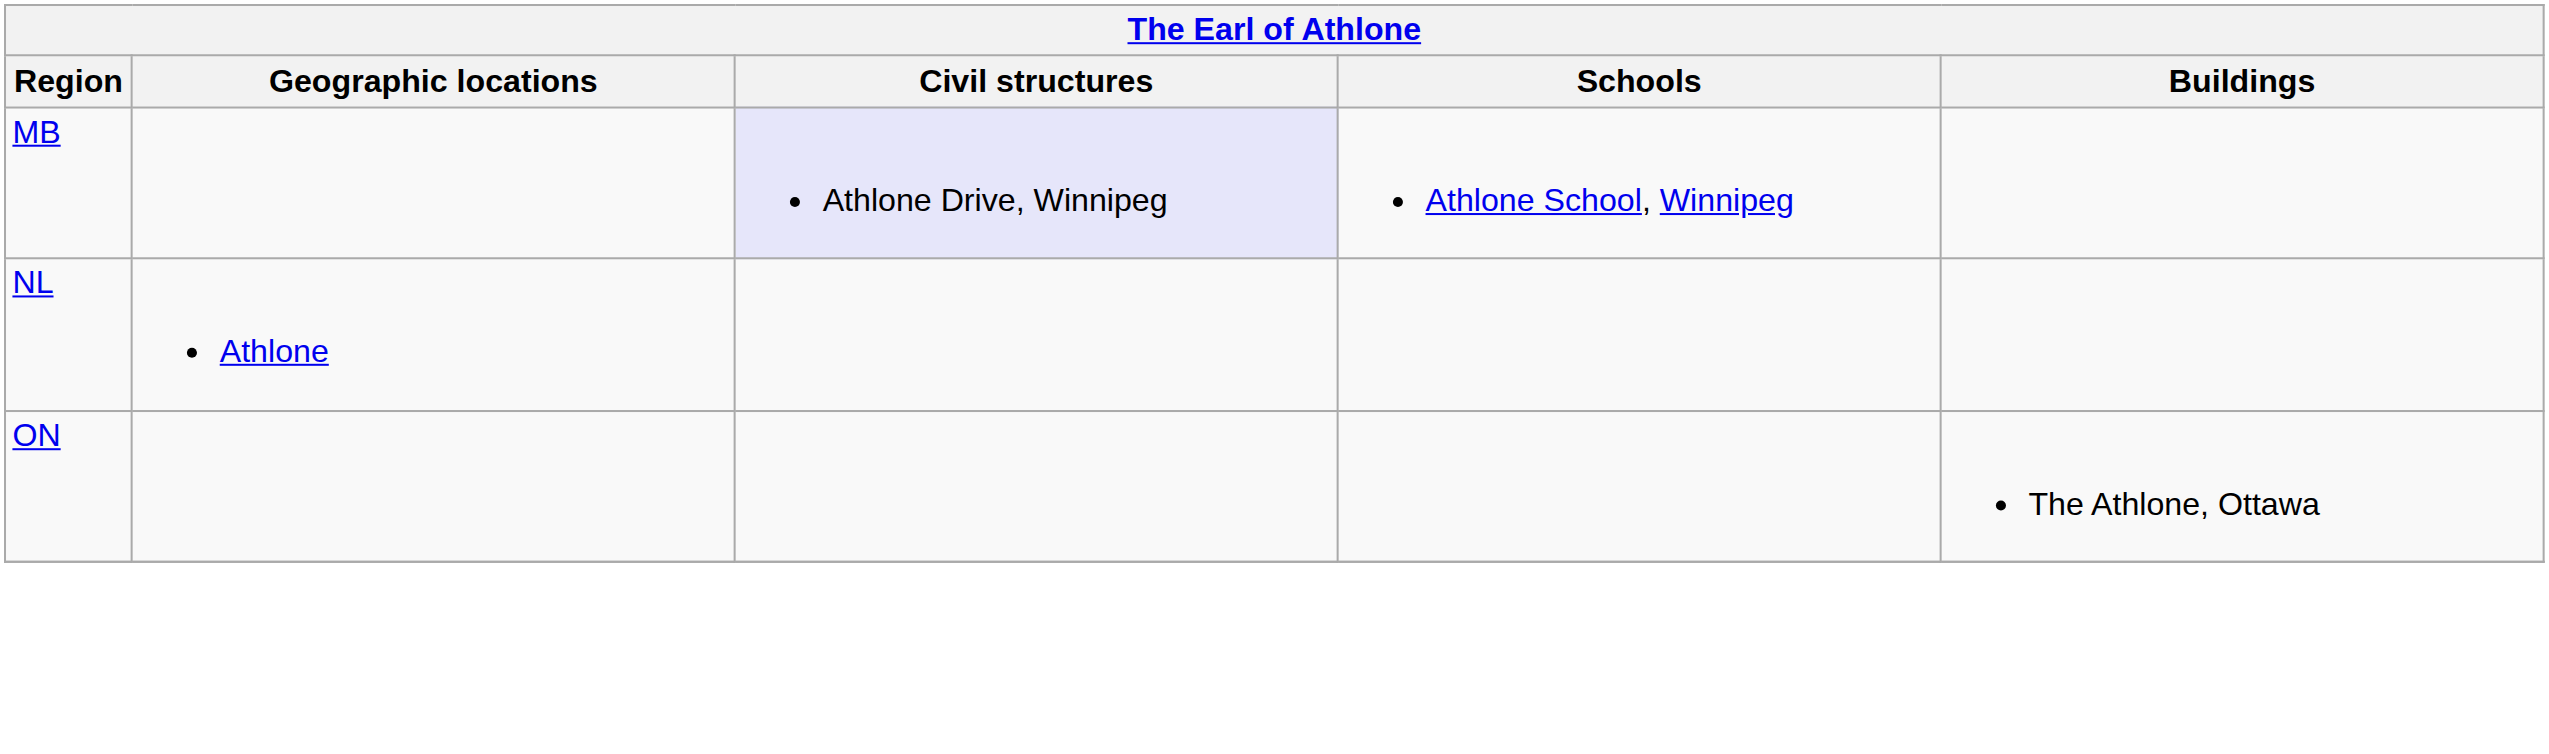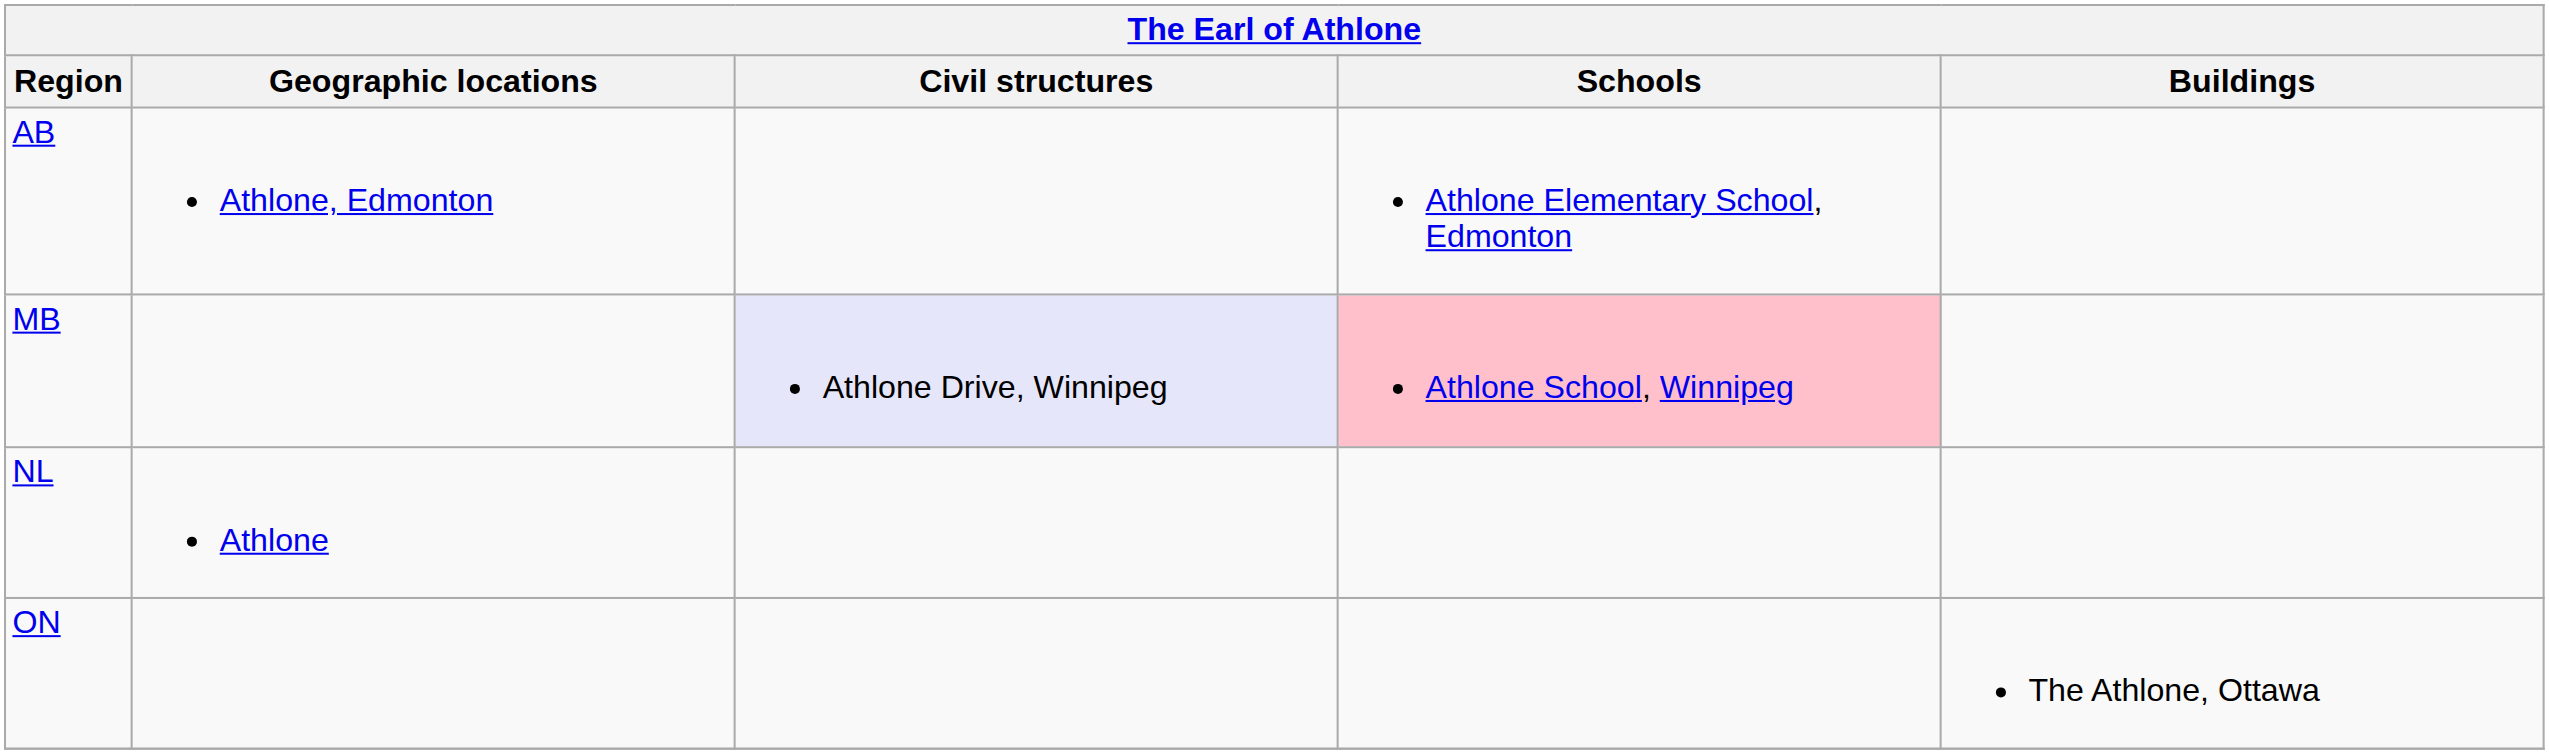+ row: (34, 132)
(1639, 201) no background -> (1639, 389) pink background
